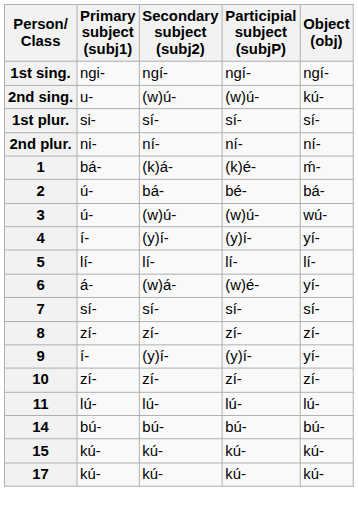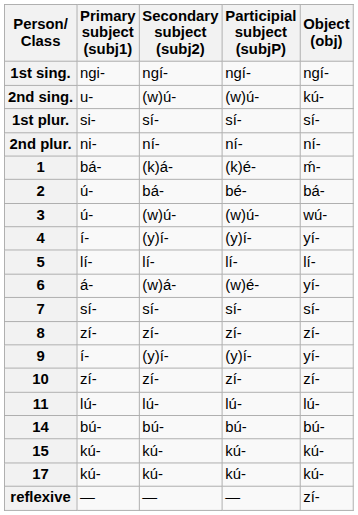+ row: (41, 498)
